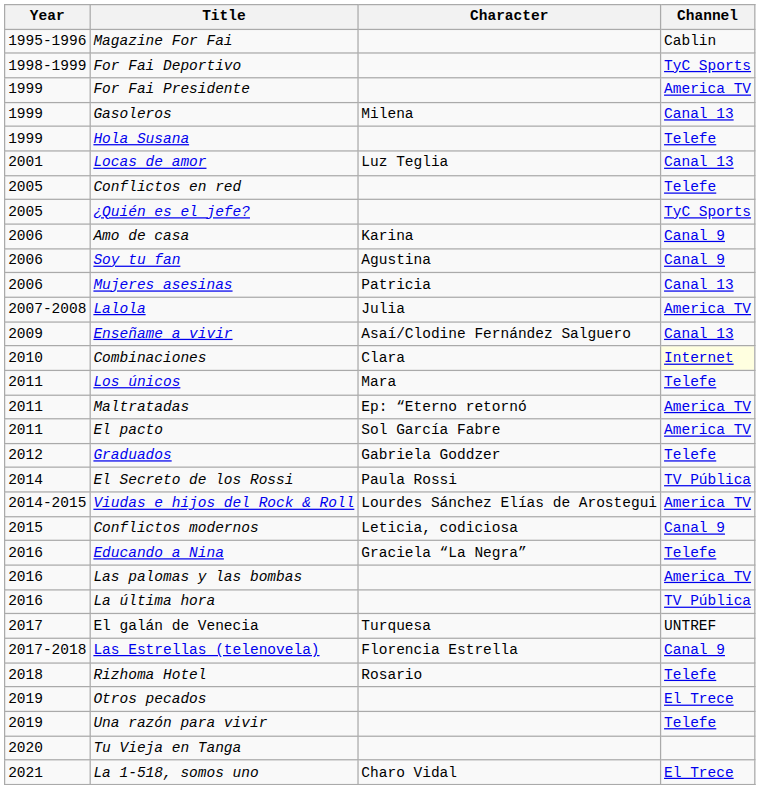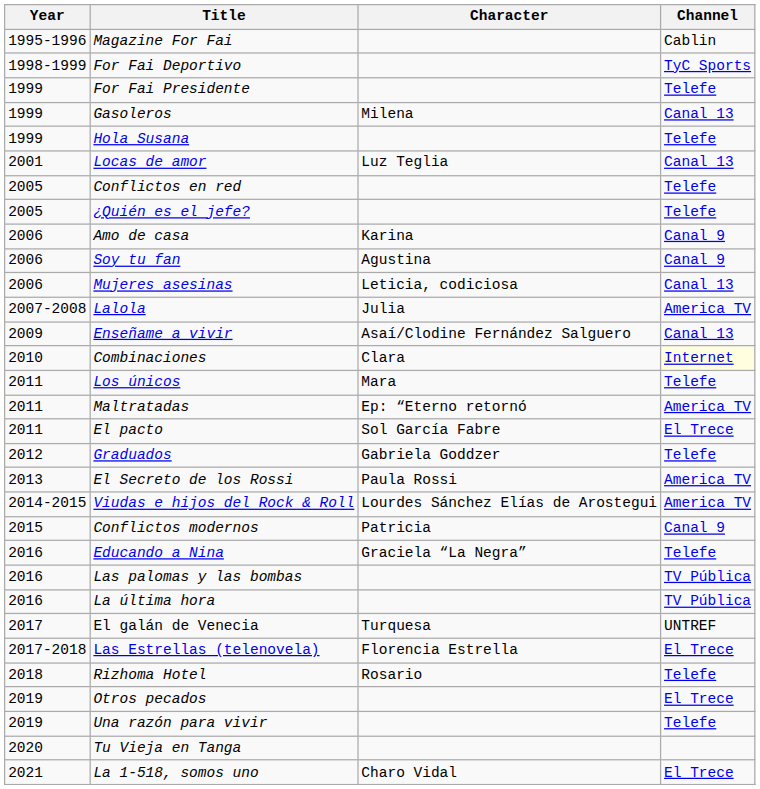(708, 90) America TV -> (690, 90) Telefe
(708, 211) TyC Sports -> (690, 211) Telefe
(396, 285) Patricia -> (440, 285) Leticia, codiciosa
(708, 431) America TV -> (699, 431) El Trece
(26, 480) 2014 -> (26, 480) 2013
(708, 480) TV Pública -> (708, 480) America TV
(440, 528) Leticia, codiciosa -> (396, 528) Patricia
(708, 577) America TV -> (708, 577) TV Pública
(695, 650) Canal 9 -> (699, 650) El Trece
